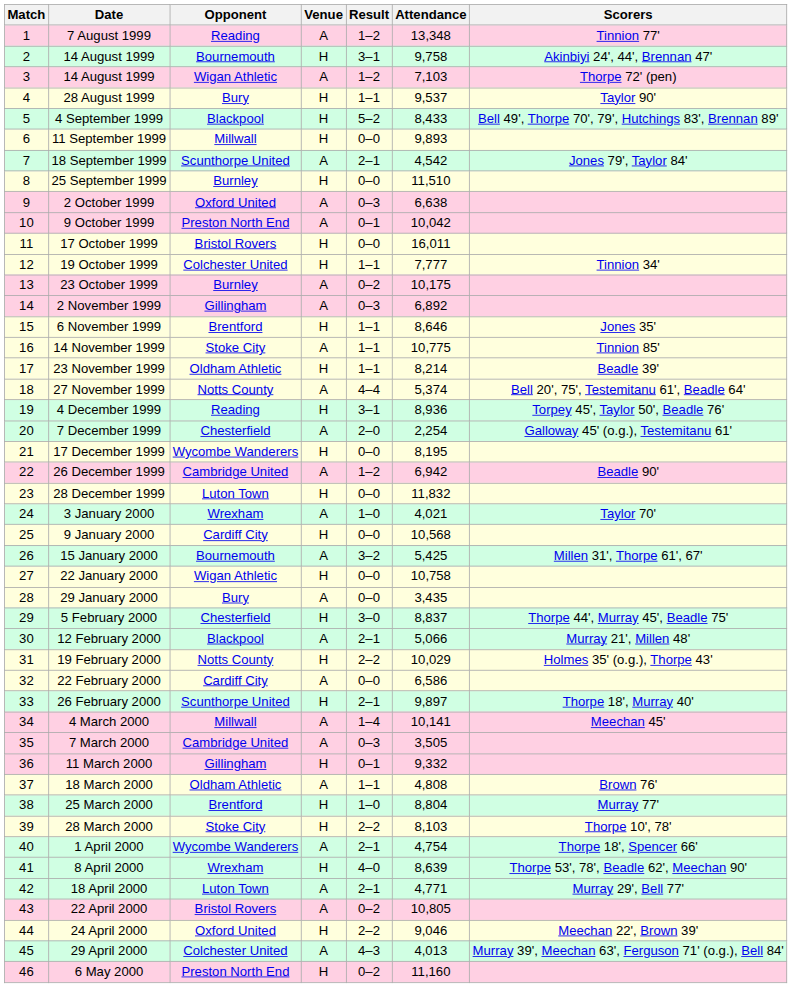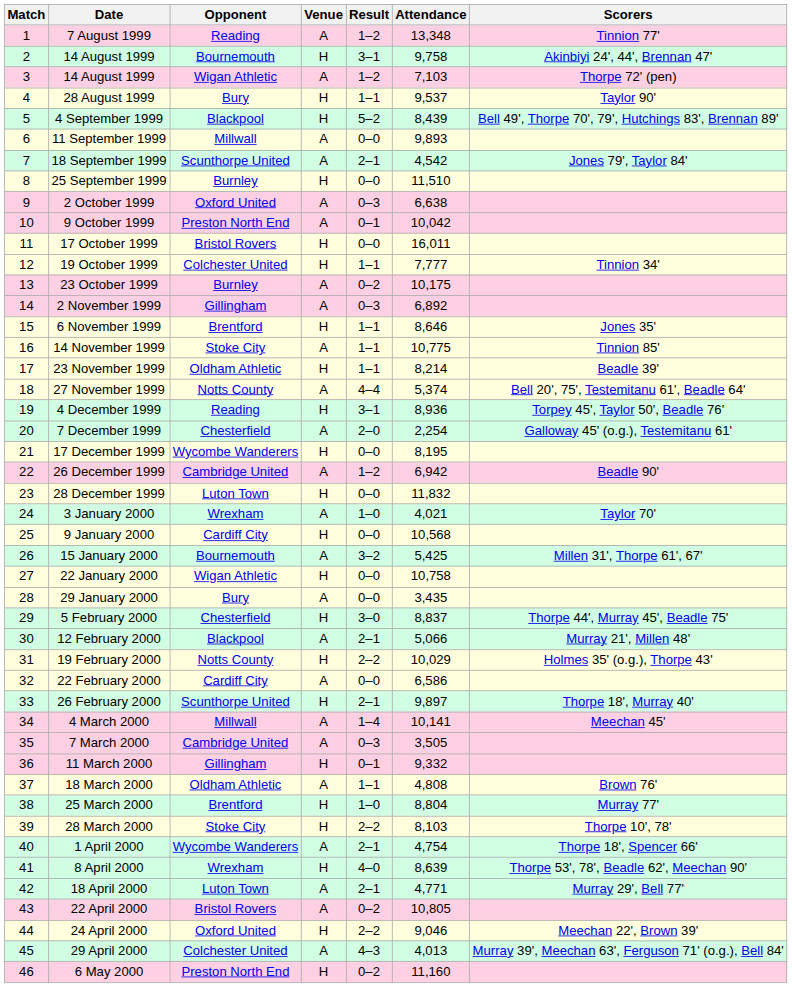(431, 118) 8,433 -> (431, 118) 8,439
(324, 139) H -> (324, 139) A
